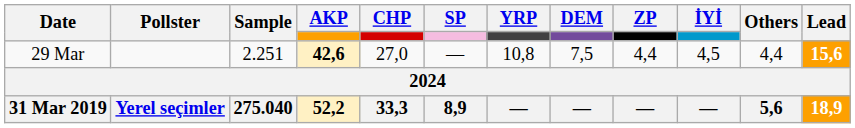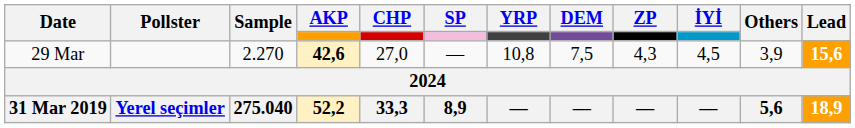(263, 53) 2.251 -> (263, 53) 2.270
(645, 53) 4,4 -> (645, 53) 4,3
(771, 53) 4,4 -> (771, 53) 3,9
